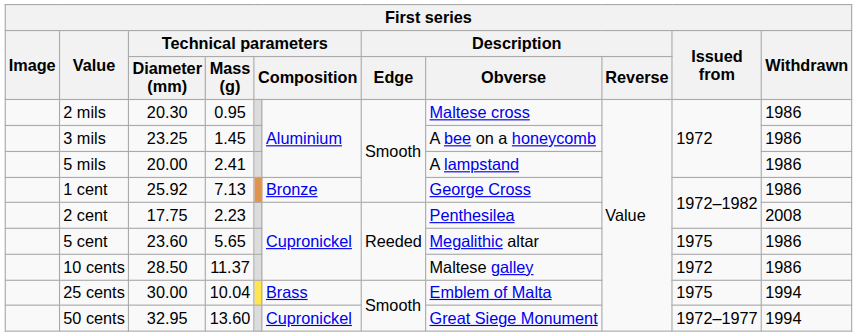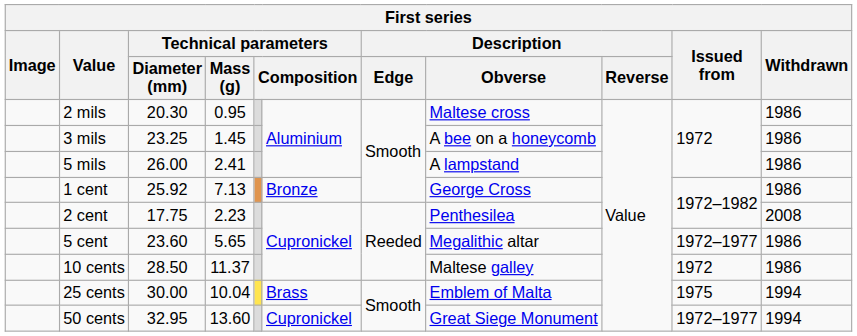(167, 164) 20.00 -> (167, 164) 26.00
(694, 241) 1975 -> (717, 241) 1972–1977
